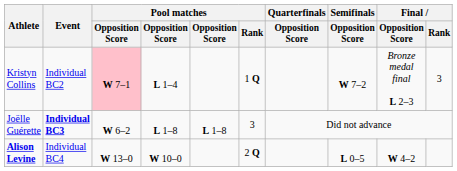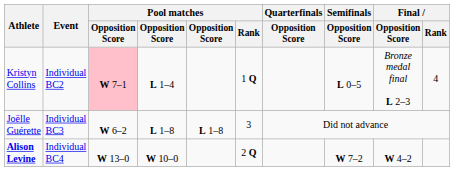(352, 85) W 7–2 -> (349, 85) L 0–5
(439, 79) 3 -> (436, 79) 4
(68, 125) bold -> (66, 125) normal
(352, 159) L 0–5 -> (349, 159) W 7–2
